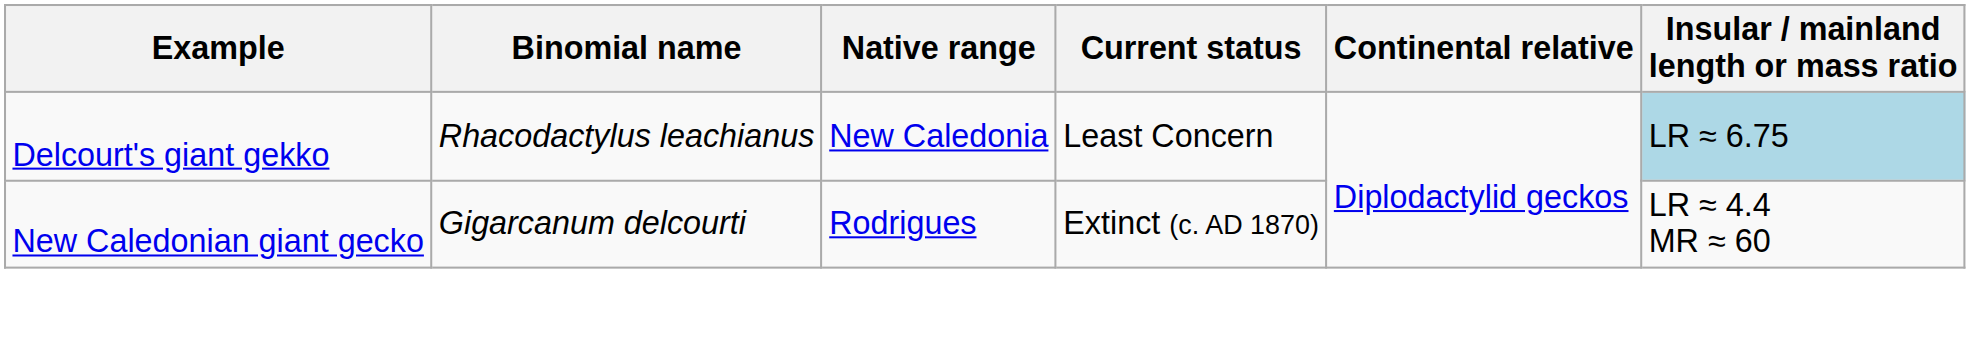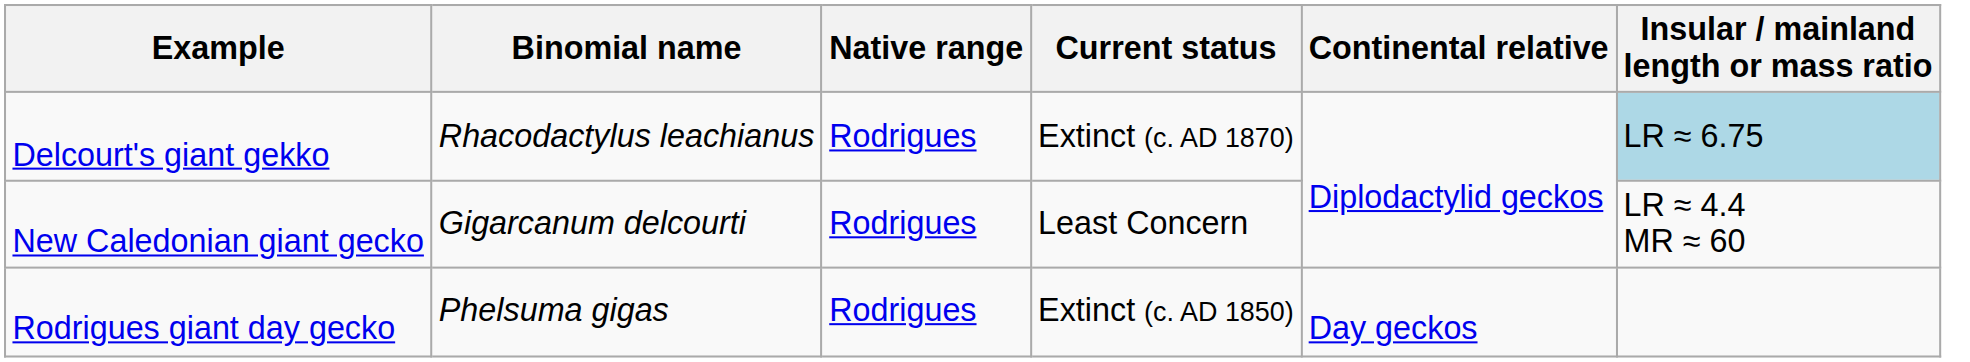(939, 135) New Caledonia -> (903, 135) Rodrigues
(1168, 135) Least Concern -> (1166, 135) Extinct (c. AD 1870)
(1191, 223) Extinct (c. AD 1870) -> (1143, 223) Least Concern
+ row: (204, 329)
